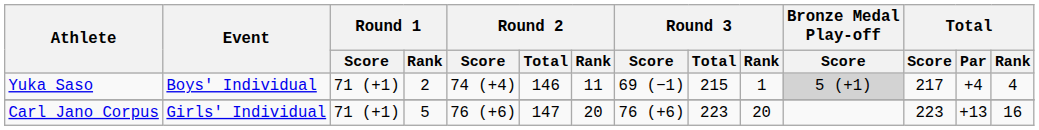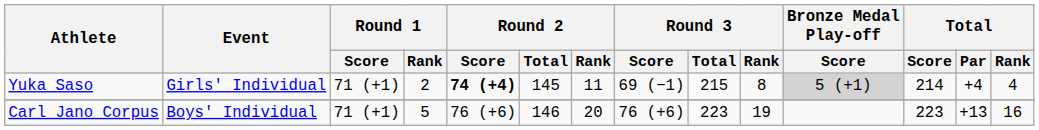(242, 86) Boys' Individual -> (246, 86) Girls' Individual
(483, 86) normal -> (483, 86) bold
(546, 86) 146 -> (546, 86) 145
(762, 86) 1 -> (762, 86) 8
(929, 86) 217 -> (929, 86) 214
(246, 112) Girls' Individual -> (242, 112) Boys' Individual
(546, 112) 147 -> (546, 112) 146
(762, 112) 20 -> (762, 112) 19
